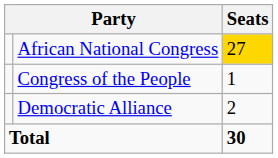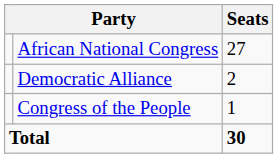(236, 49) gold background -> (236, 49) no background
rows swapped: (95, 108) <-> (104, 78)
